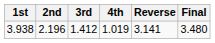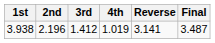(194, 30) 3.480 -> (194, 30) 3.487
